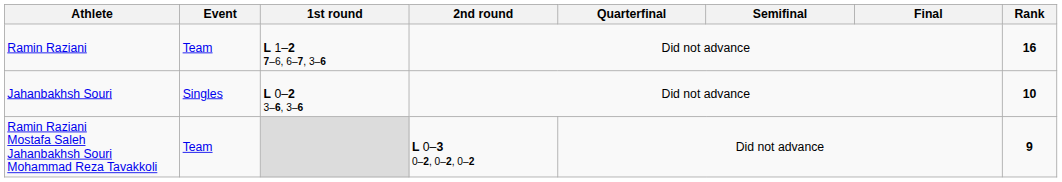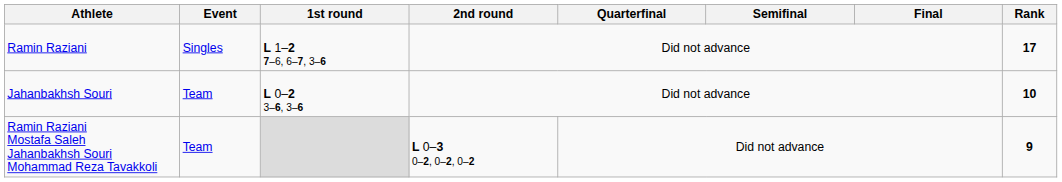(198, 47) Team -> (203, 47) Singles
(1029, 47) 16 -> (1029, 47) 17
(203, 94) Singles -> (198, 94) Team
